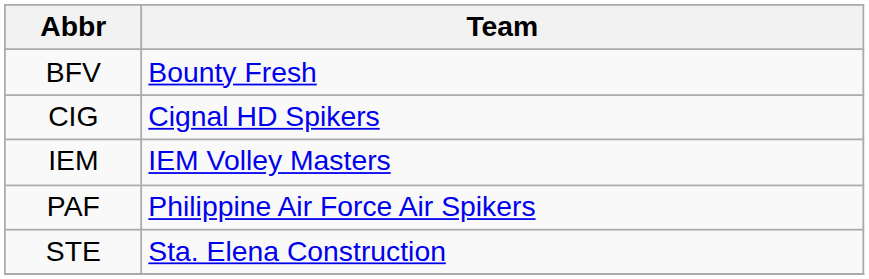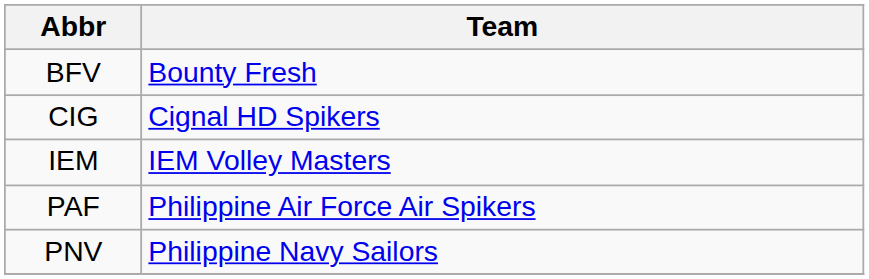+ row: (73, 251)
- row: (73, 251)
